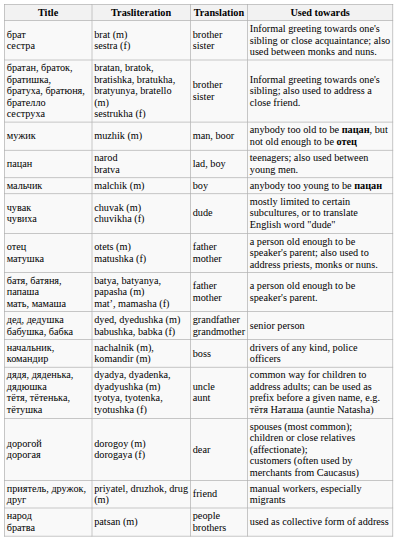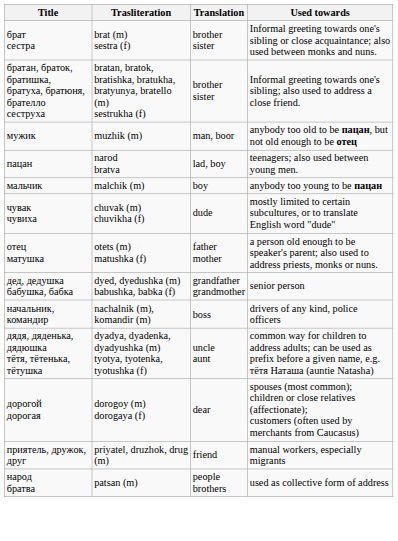- row: (36, 292)
